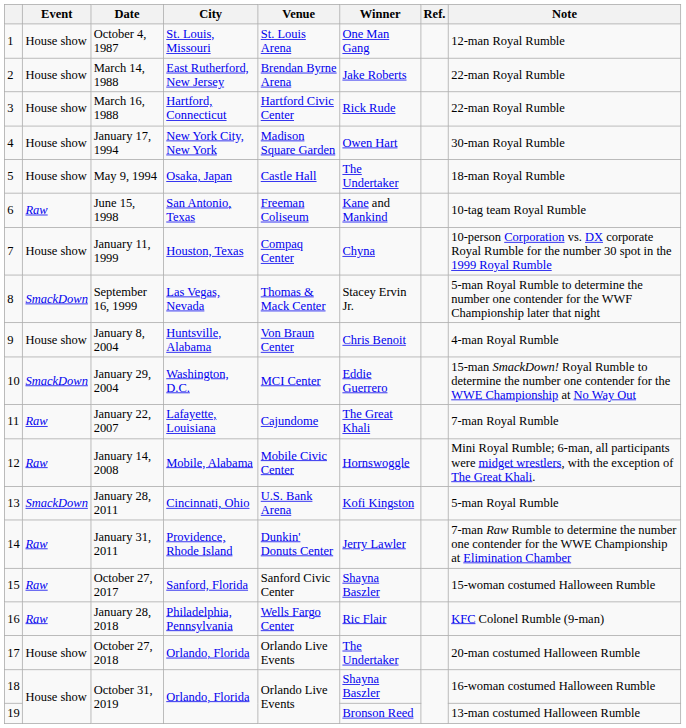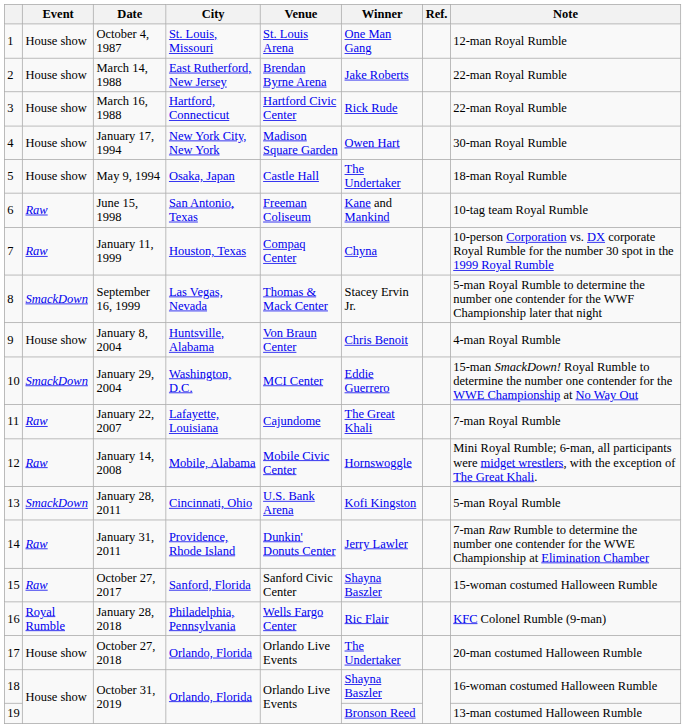(56, 251) House show -> (37, 251) Raw
(37, 618) Raw -> (45, 618) Royal Rumble
